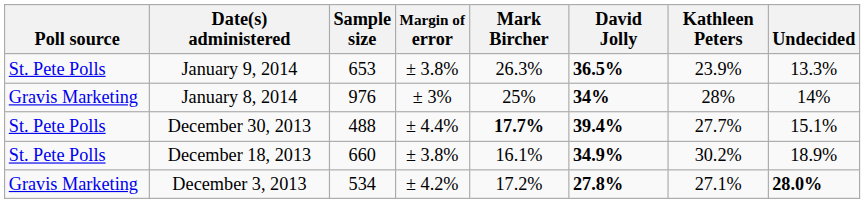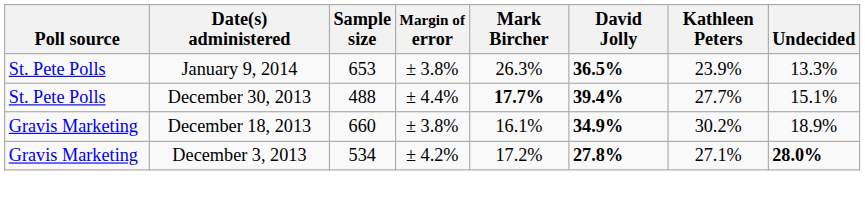- row: (239, 97)
(57, 155) St. Pete Polls -> (73, 126) Gravis Marketing
